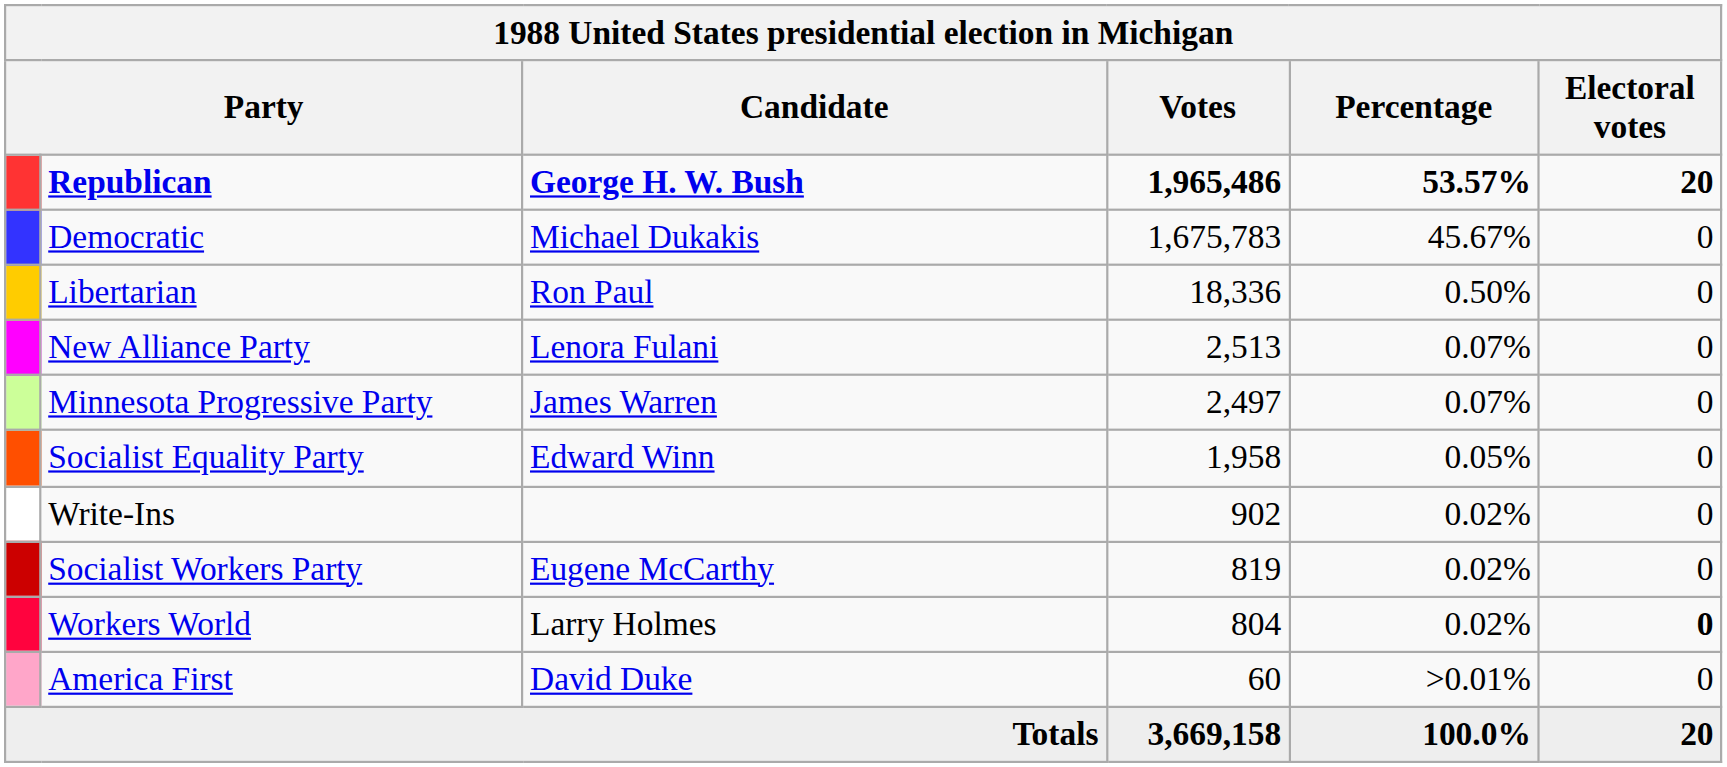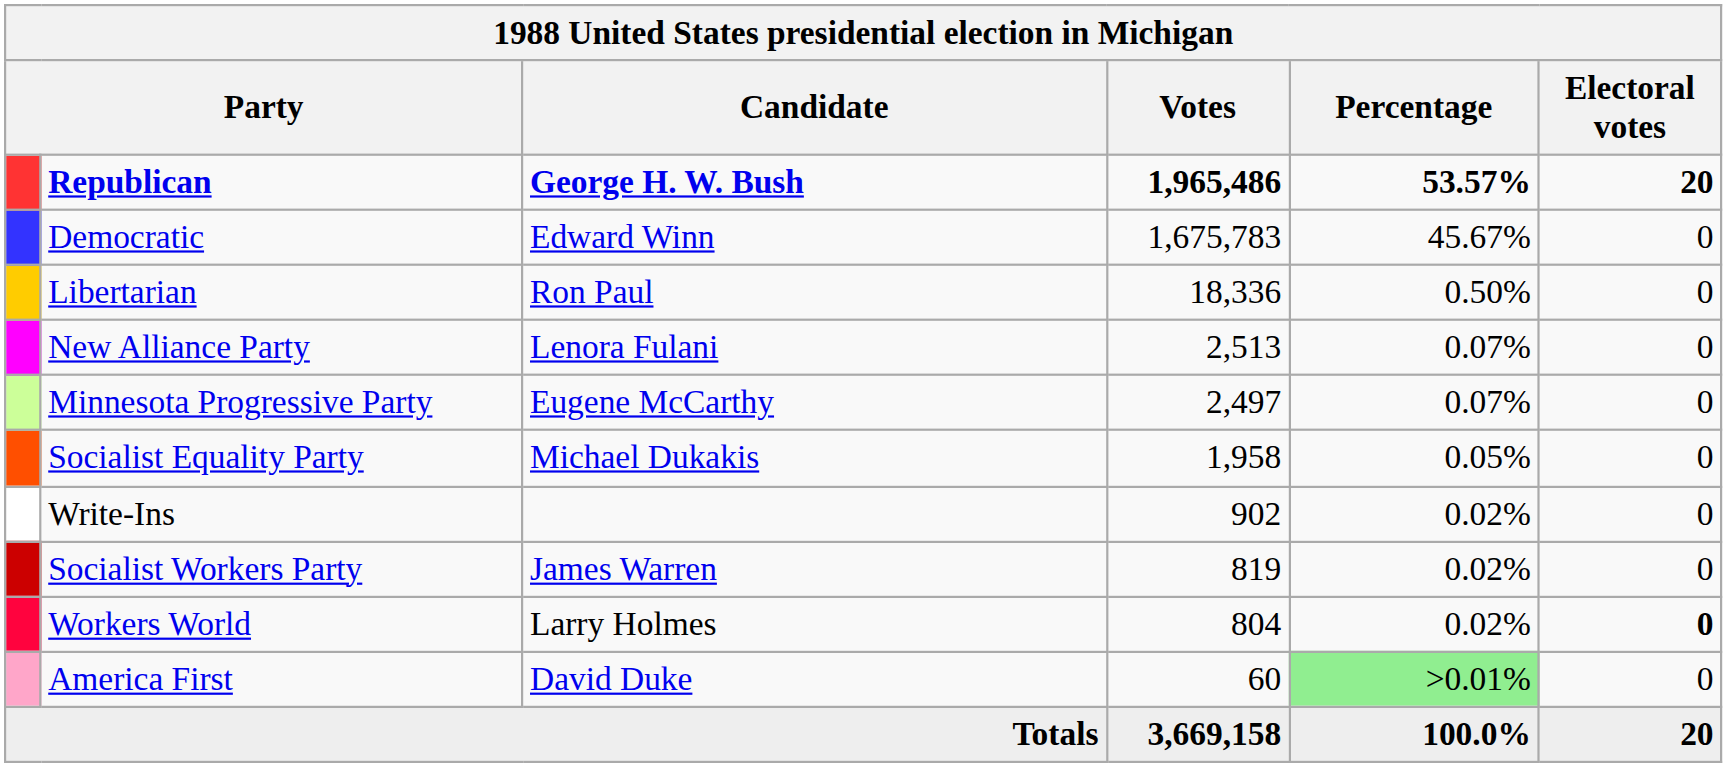(645, 237) Michael Dukakis -> (622, 237) Edward Winn
(623, 402) James Warren -> (652, 402) Eugene McCarthy
(622, 457) Edward Winn -> (645, 457) Michael Dukakis
(652, 568) Eugene McCarthy -> (623, 568) James Warren
(1478, 678) no background -> (1478, 678) lightgreen background
